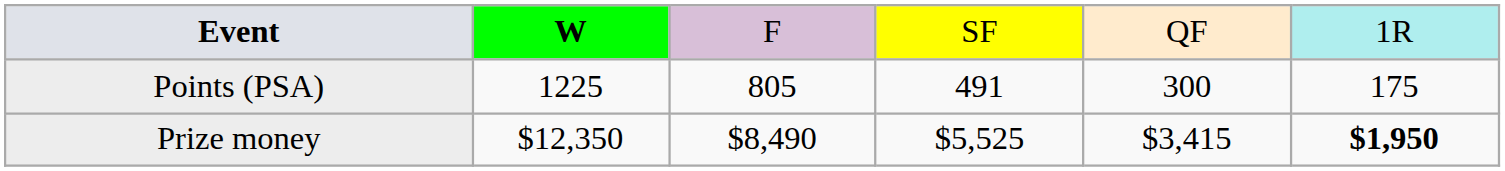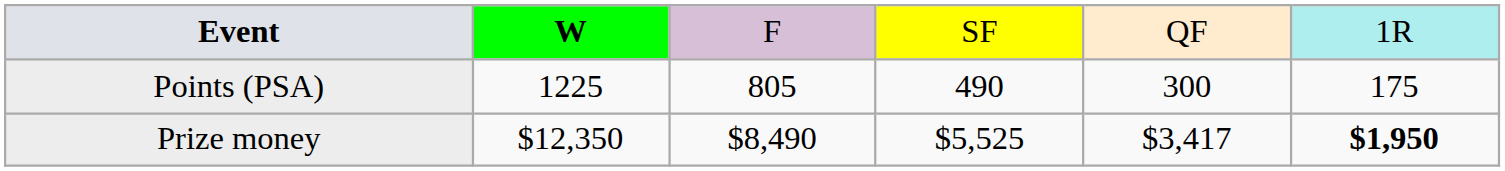(979, 85) 491 -> (979, 85) 490
(1187, 139) $3,415 -> (1187, 139) $3,417
